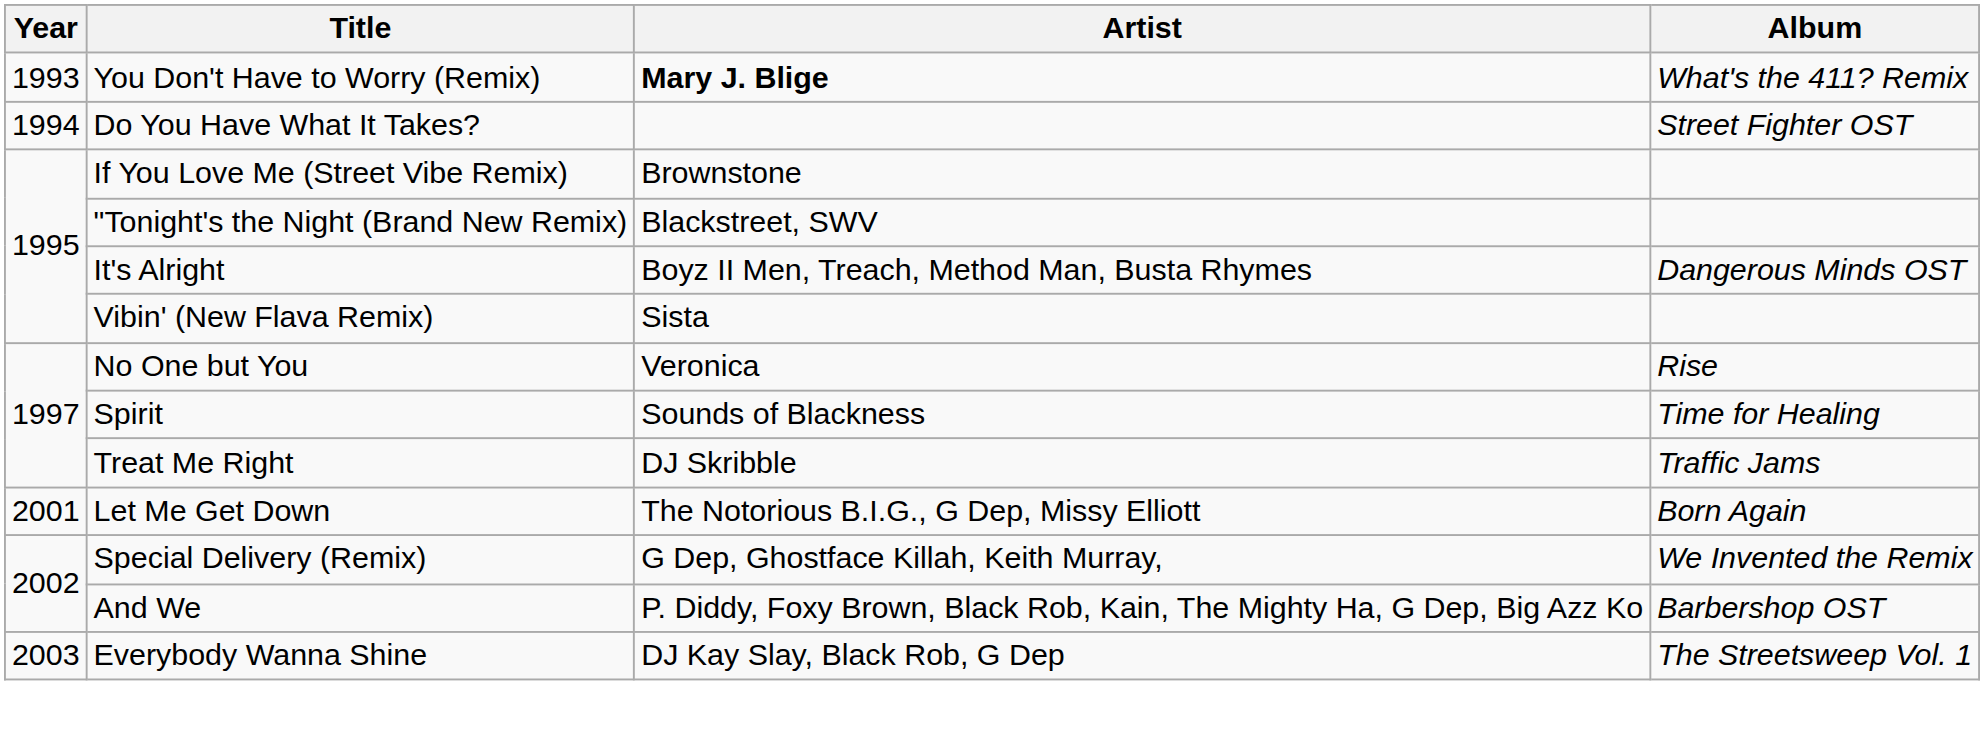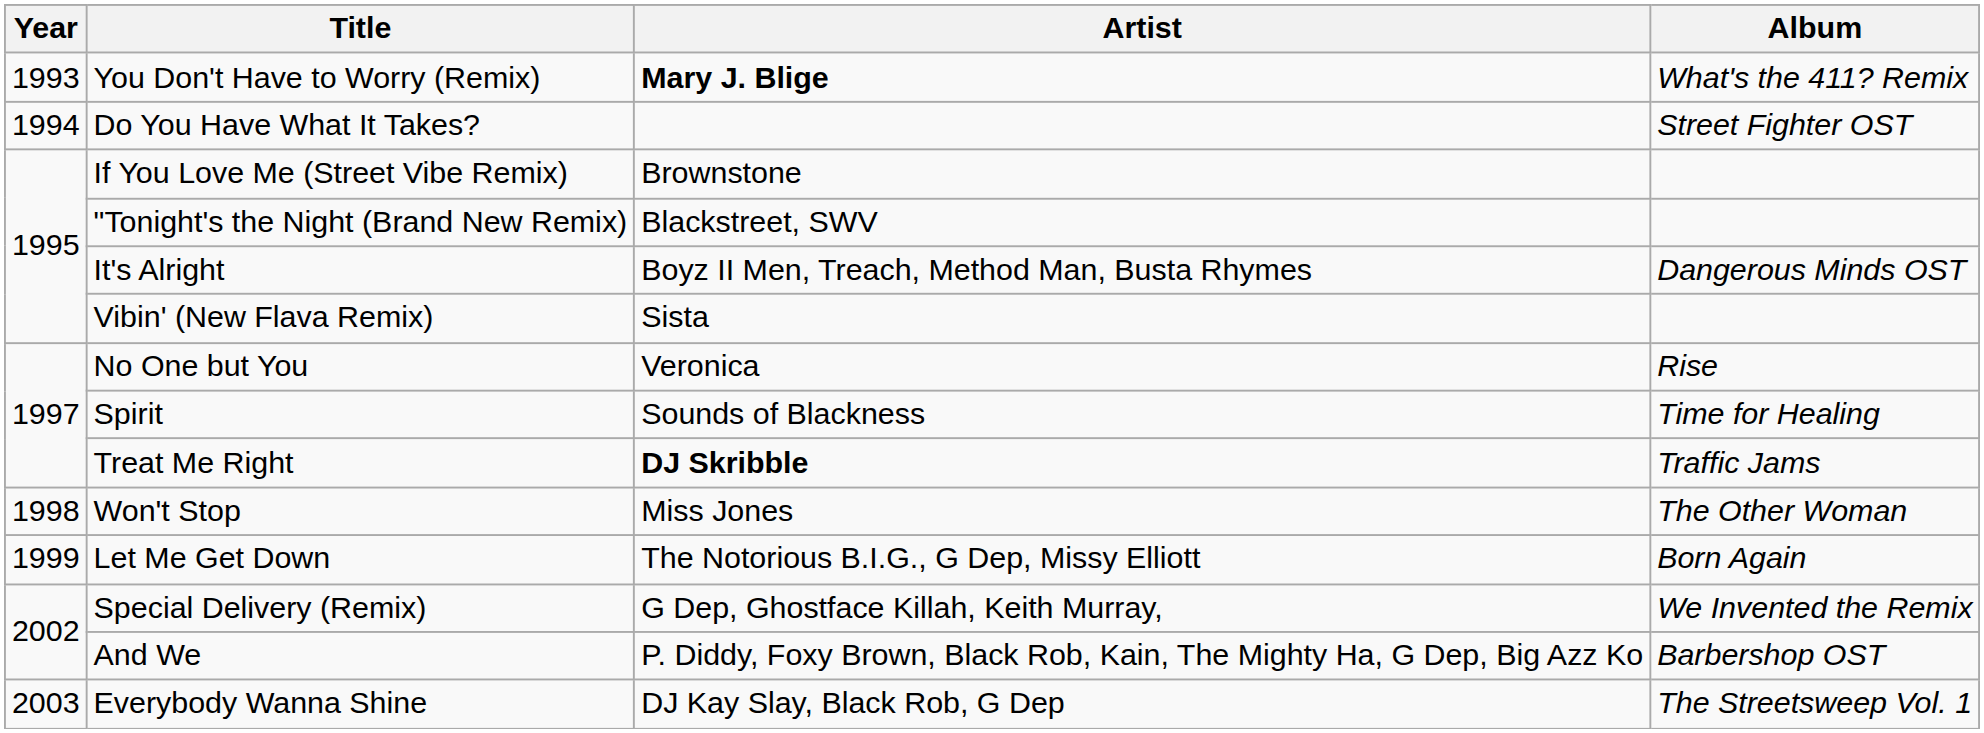(719, 462) normal -> (725, 462) bold
+ row: (167, 510)
(46, 510) 2001 -> (46, 558) 1999
